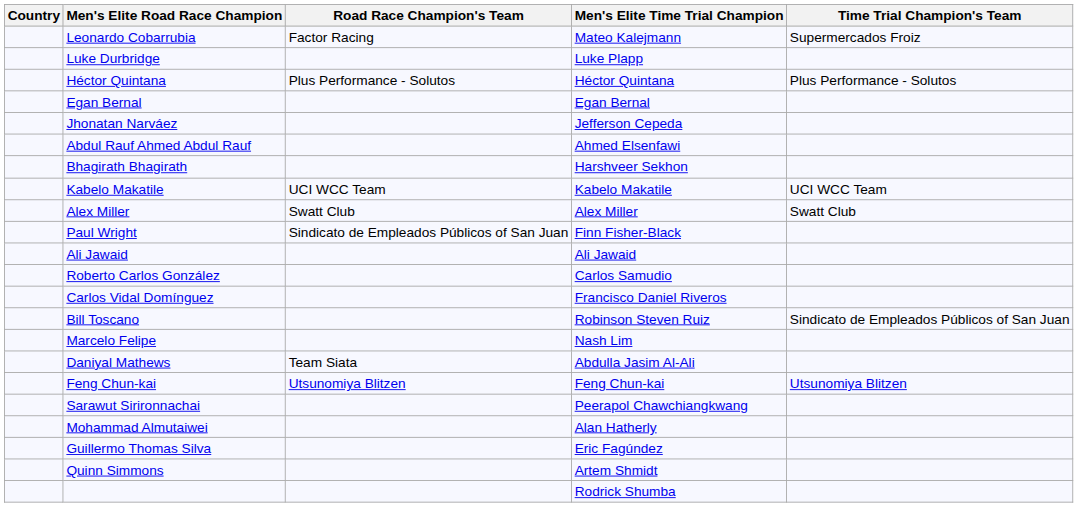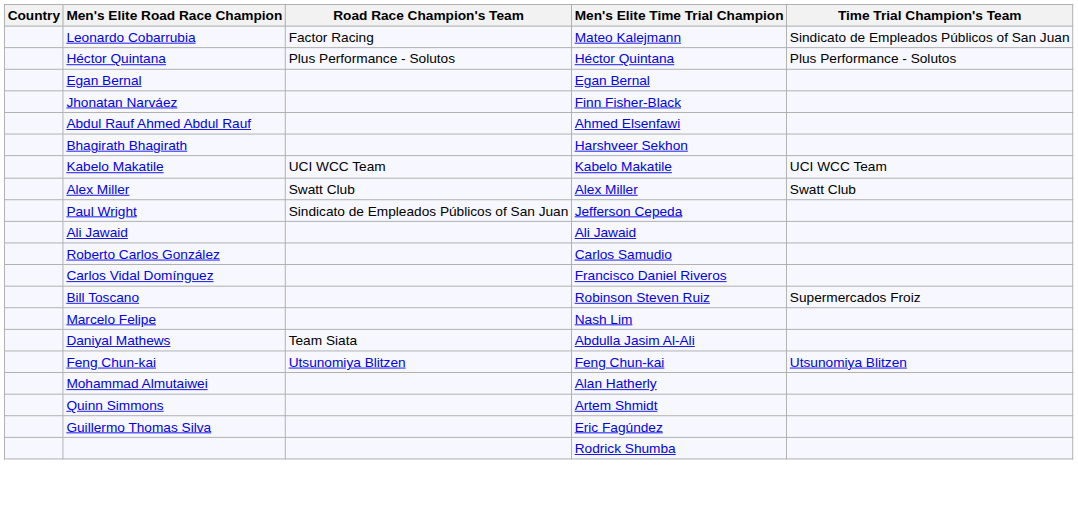(855, 37) Supermercados Froiz -> (930, 37) Sindicato de Empleados Públicos of San Juan
- row: (113, 59)
(628, 124) Jefferson Cepeda -> (628, 102) Finn Fisher-Black
(628, 232) Finn Fisher-Black -> (628, 210) Jefferson Cepeda
(930, 319) Sindicato de Empleados Públicos of San Juan -> (855, 297) Supermercados Froiz
- row: (133, 405)
rows swapped: (115, 470) <-> (139, 449)
